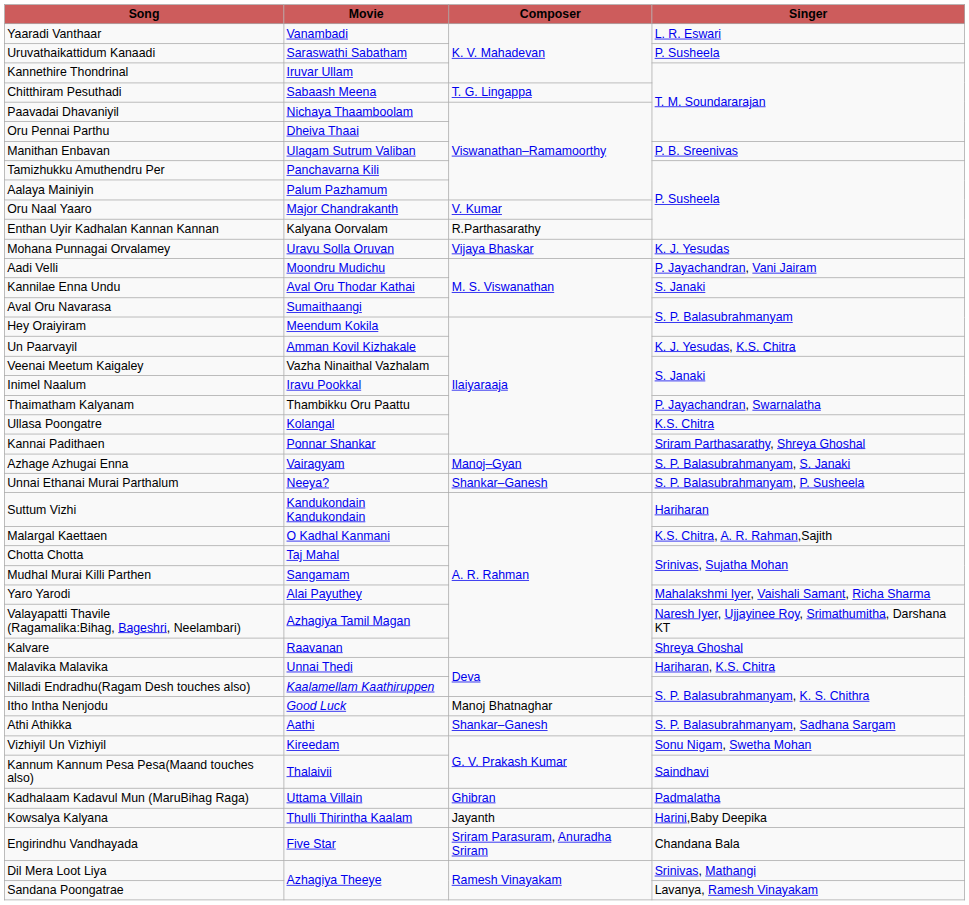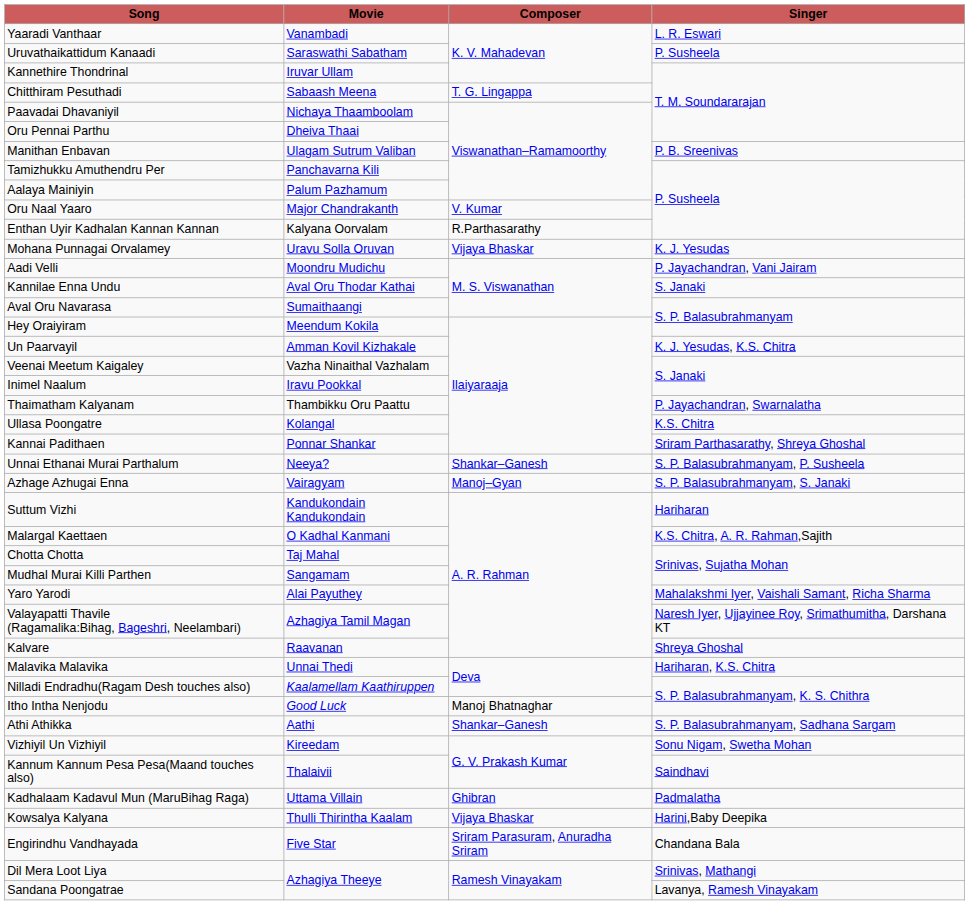rows swapped: (93, 483) <-> (68, 463)
(473, 817) Jayanth -> (493, 817) Vijaya Bhaskar
